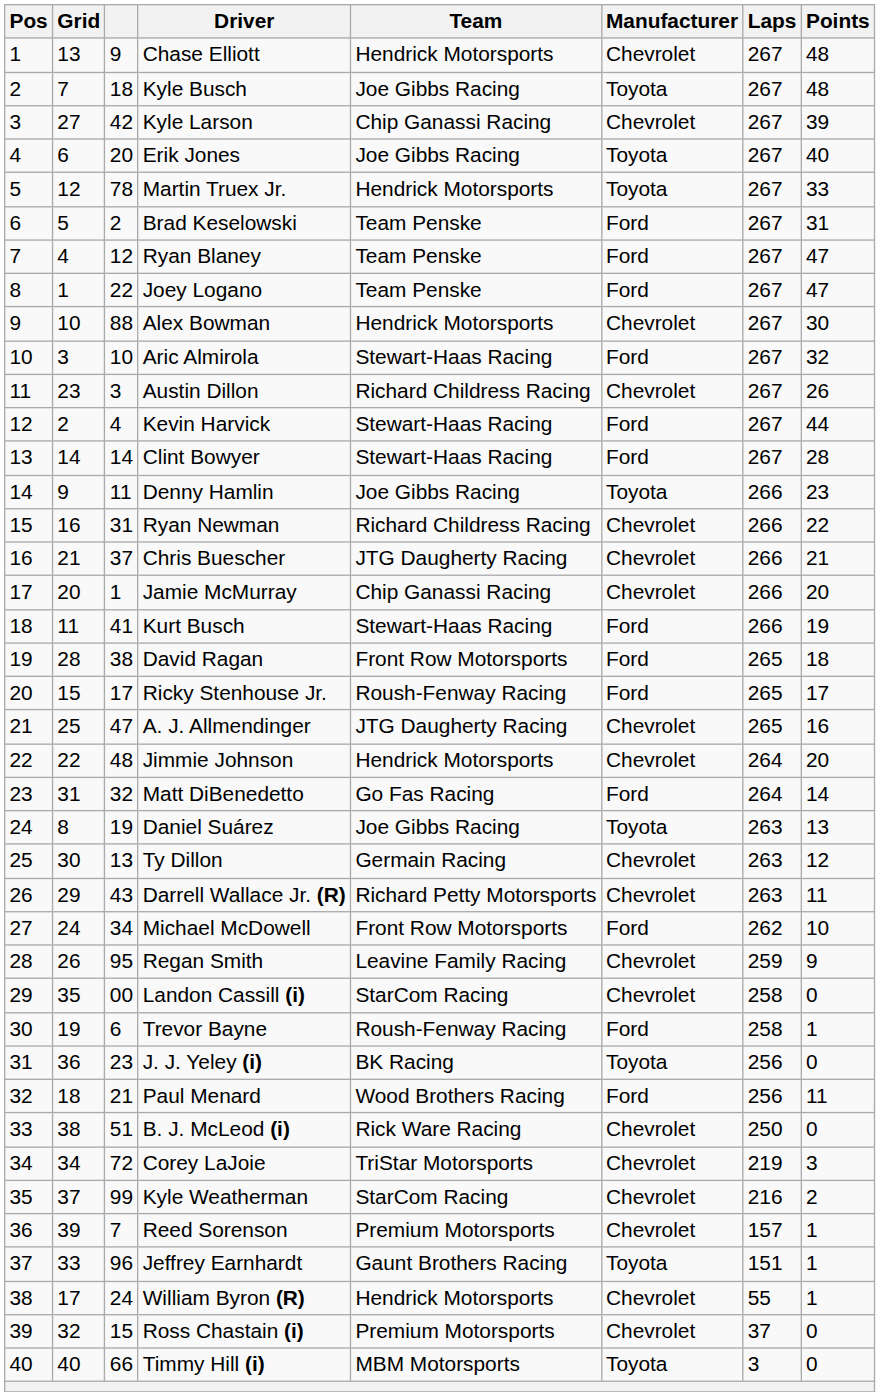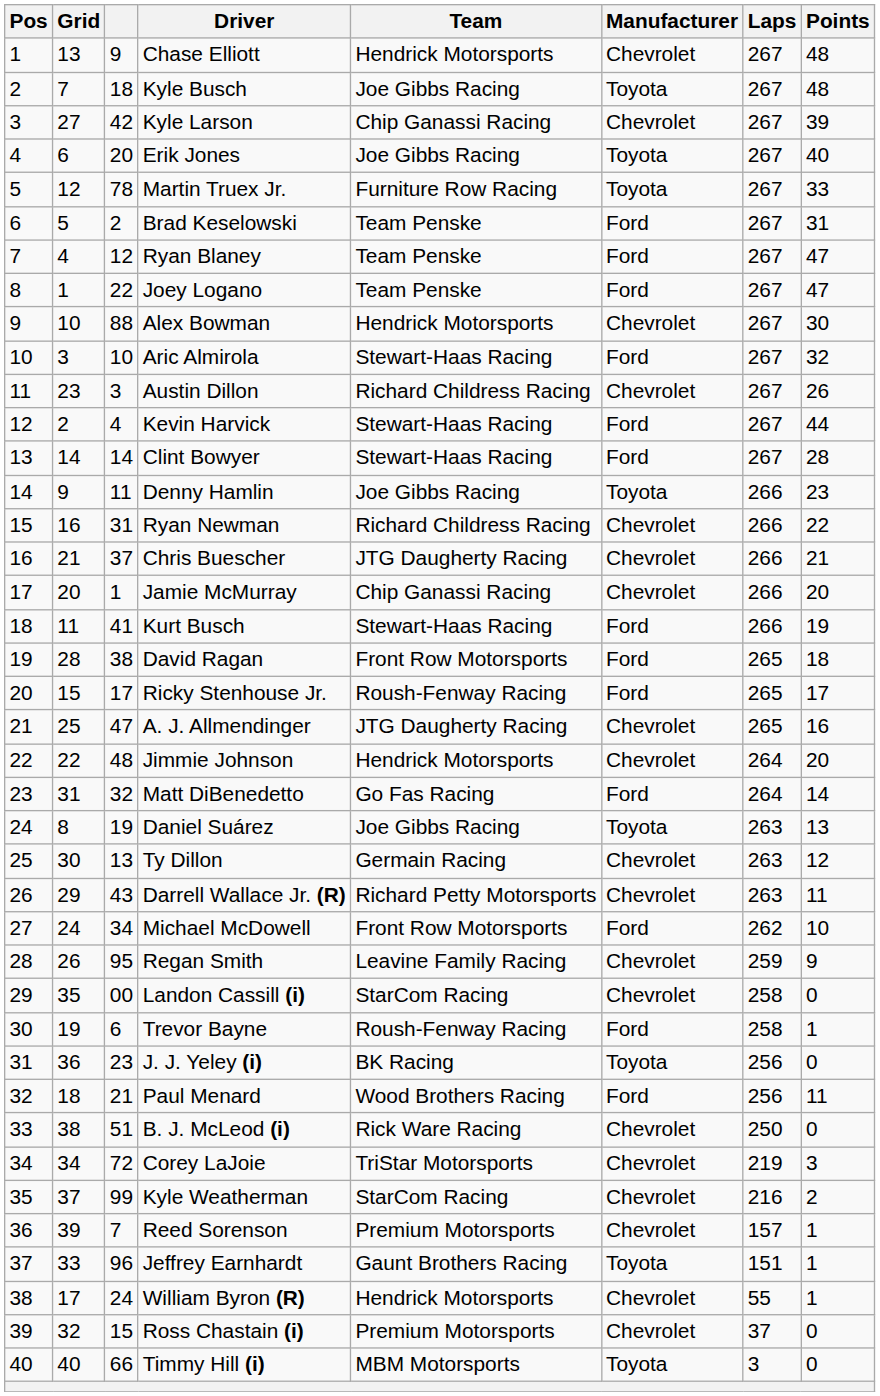(454, 188) Hendrick Motorsports -> (456, 188) Furniture Row Racing
